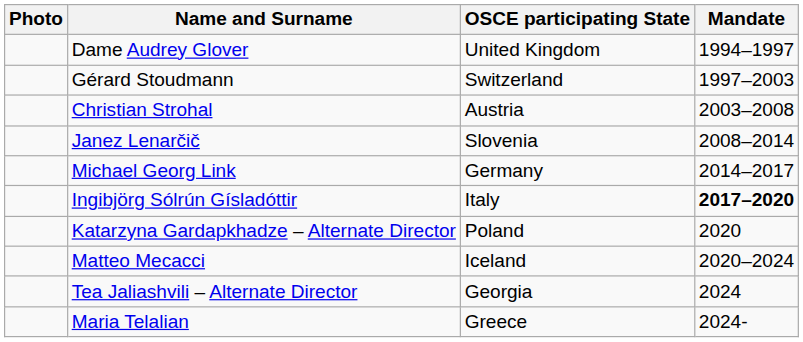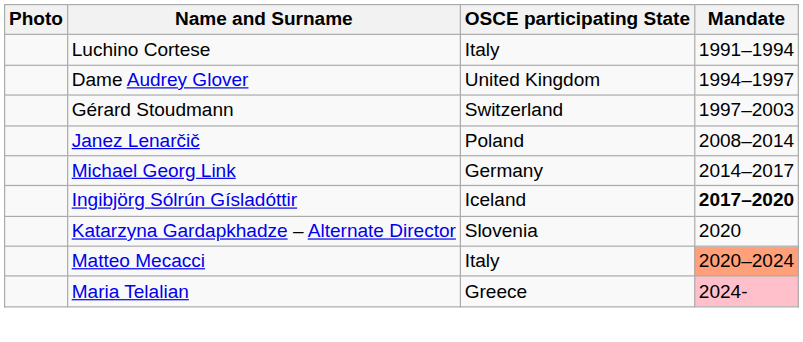+ row: (141, 49)
- row: (142, 110)
(501, 140) Slovenia -> (494, 140) Poland
(482, 200) Italy -> (495, 200) Iceland
(494, 230) Poland -> (501, 230) Slovenia
(495, 261) Iceland -> (482, 261) Italy
(746, 261) no background -> (746, 261) lightsalmon background
- row: (215, 291)
(723, 321) no background -> (723, 291) pink background
